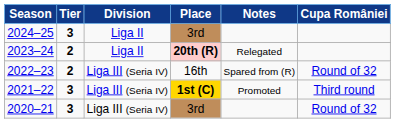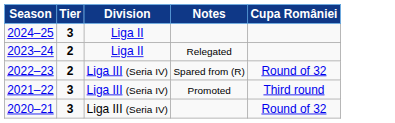- column: (196, 14)
